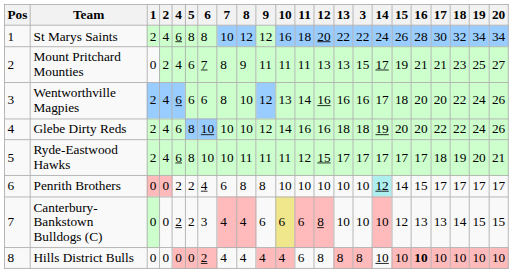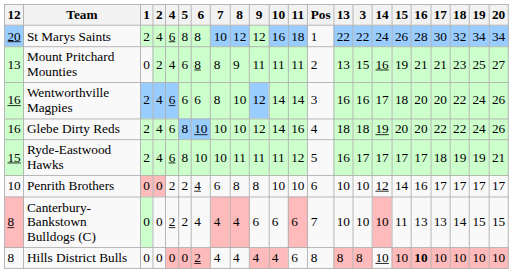columns swapped: (17, 15) <-> (324, 15)
(204, 64) 7 -> (198, 64) 8
(382, 64) 17 -> (382, 64) 16
(285, 100) 13 -> (278, 100) 14
(343, 157) 17 -> (343, 157) 16
(479, 157) 20 -> (479, 157) 19
(382, 186) paleturquoise background -> (382, 186) no background
(421, 186) 15 -> (421, 186) 16
(204, 222) 3 -> (198, 222) 4
(282, 222) khaki background -> (275, 222) no background
(402, 222) 12 -> (401, 222) 11
